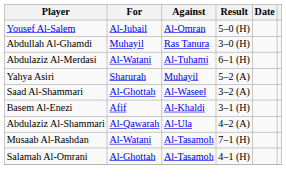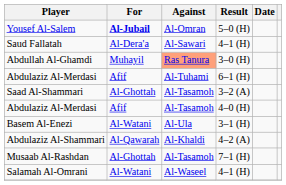(128, 28) normal -> (130, 28) bold
+ row: (34, 44)
(187, 44) no background -> (187, 60) lightsalmon background
(130, 60) Al-Watani -> (118, 76) Afif
- row: (30, 76)
(185, 92) Al-Waseel -> (189, 92) Al-Tasamoh
+ row: (52, 108)
(118, 108) Afif -> (130, 124) Al-Watani
(184, 108) Al-Khaldi -> (178, 124) Al-Ula
(178, 124) Al-Ula -> (184, 140) Al-Khaldi
(130, 140) Al-Watani -> (133, 156) Al-Ghottah
(133, 156) Al-Ghottah -> (130, 172) Al-Watani
(189, 156) Al-Tasamoh -> (185, 172) Al-Waseel
